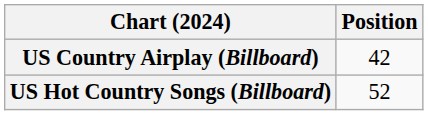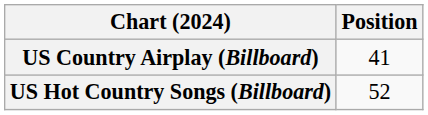(379, 57) 42 -> (379, 57) 41
